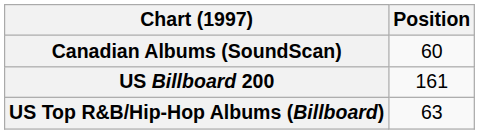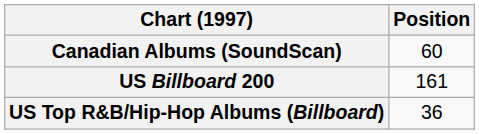(432, 112) 63 -> (432, 112) 36
